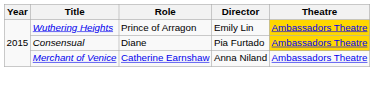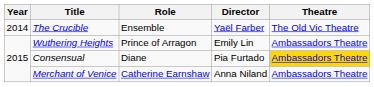+ row: (60, 27)
(320, 27) gold background -> (320, 43) no background
